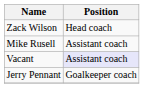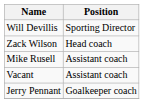+ row: (32, 28)
(96, 59) lavender background -> (96, 75) no background
